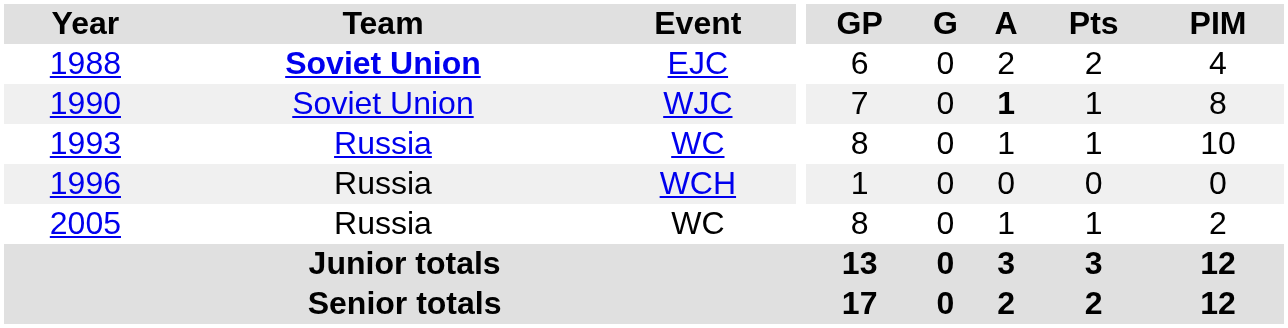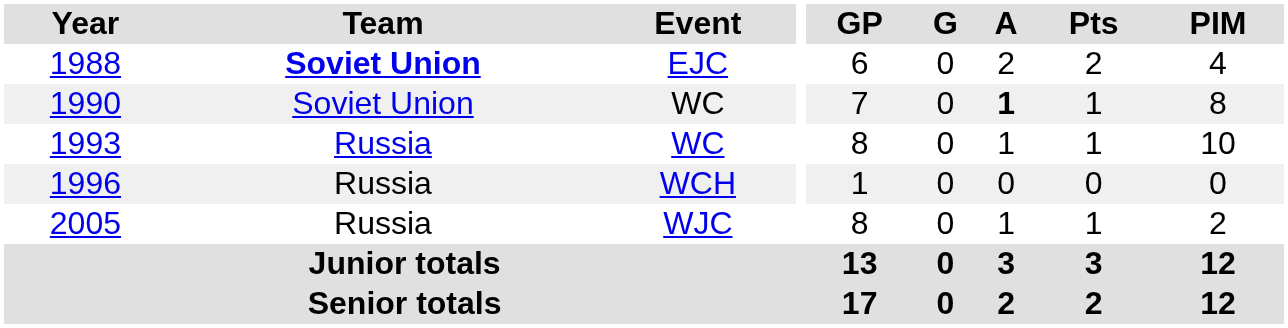(698, 103) WJC -> (698, 103) WC
(698, 223) WC -> (698, 223) WJC
